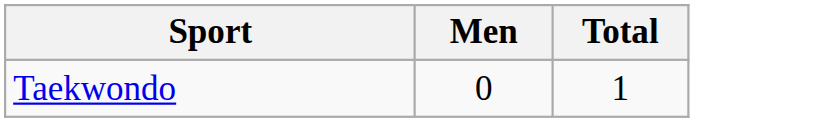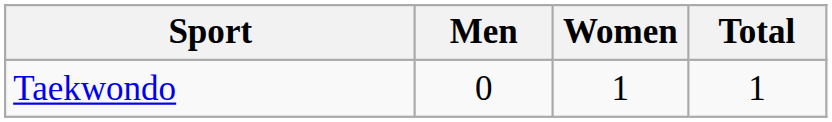+ column: (620, 32)
